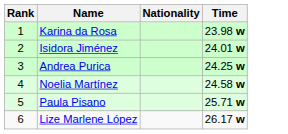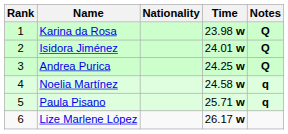+ column: (265, 13)
